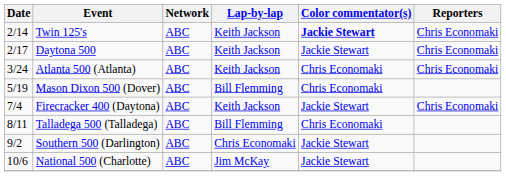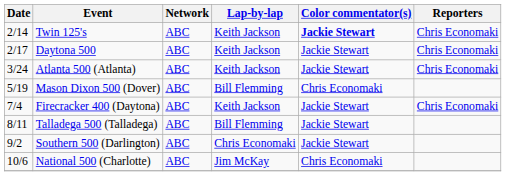(342, 69) Chris Economaki -> (335, 69) Jackie Stewart
(342, 124) Chris Economaki -> (335, 124) Jackie Stewart
(335, 161) Jackie Stewart -> (342, 161) Chris Economaki
